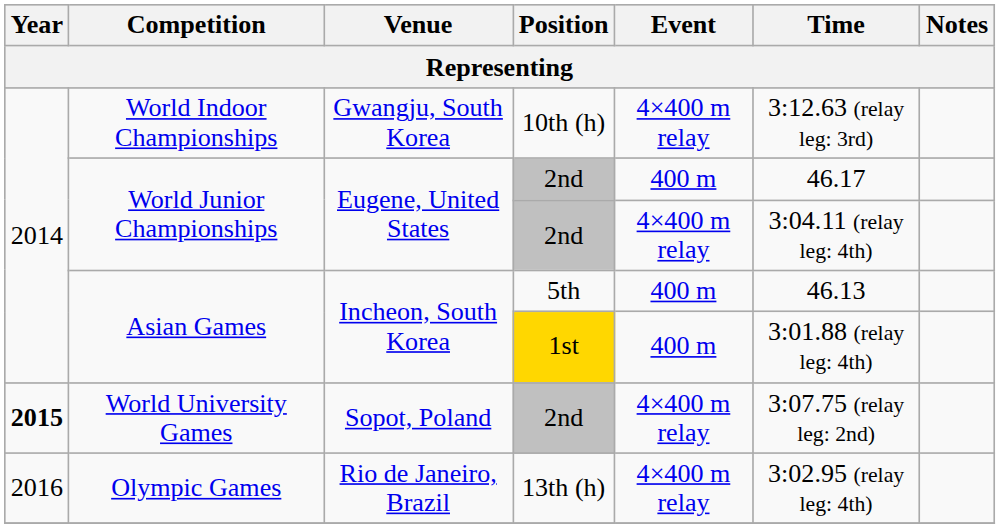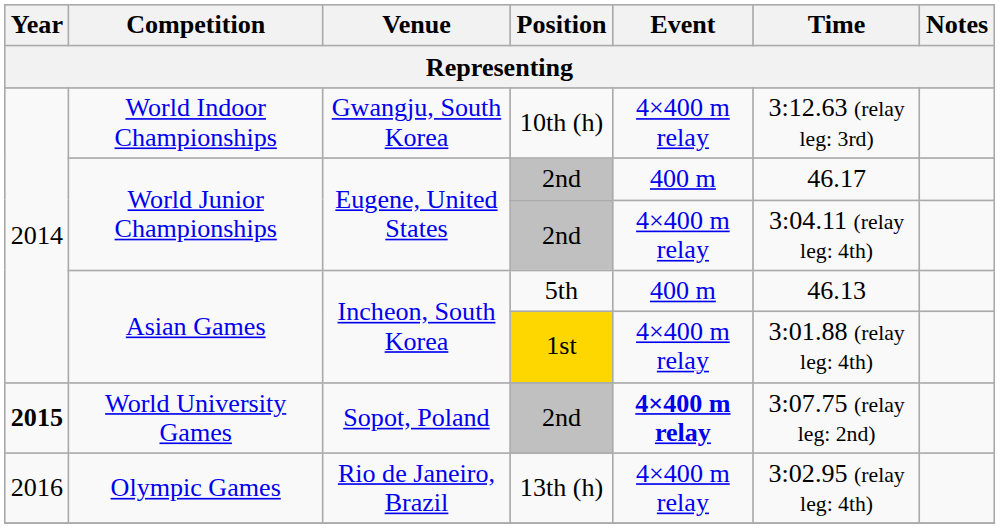(683, 346) 400 m -> (683, 346) 4×400 m relay
(683, 417) normal -> (683, 417) bold
